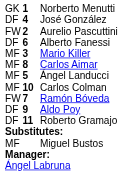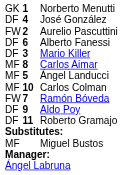(12, 53) MF -> (12, 53) DF
